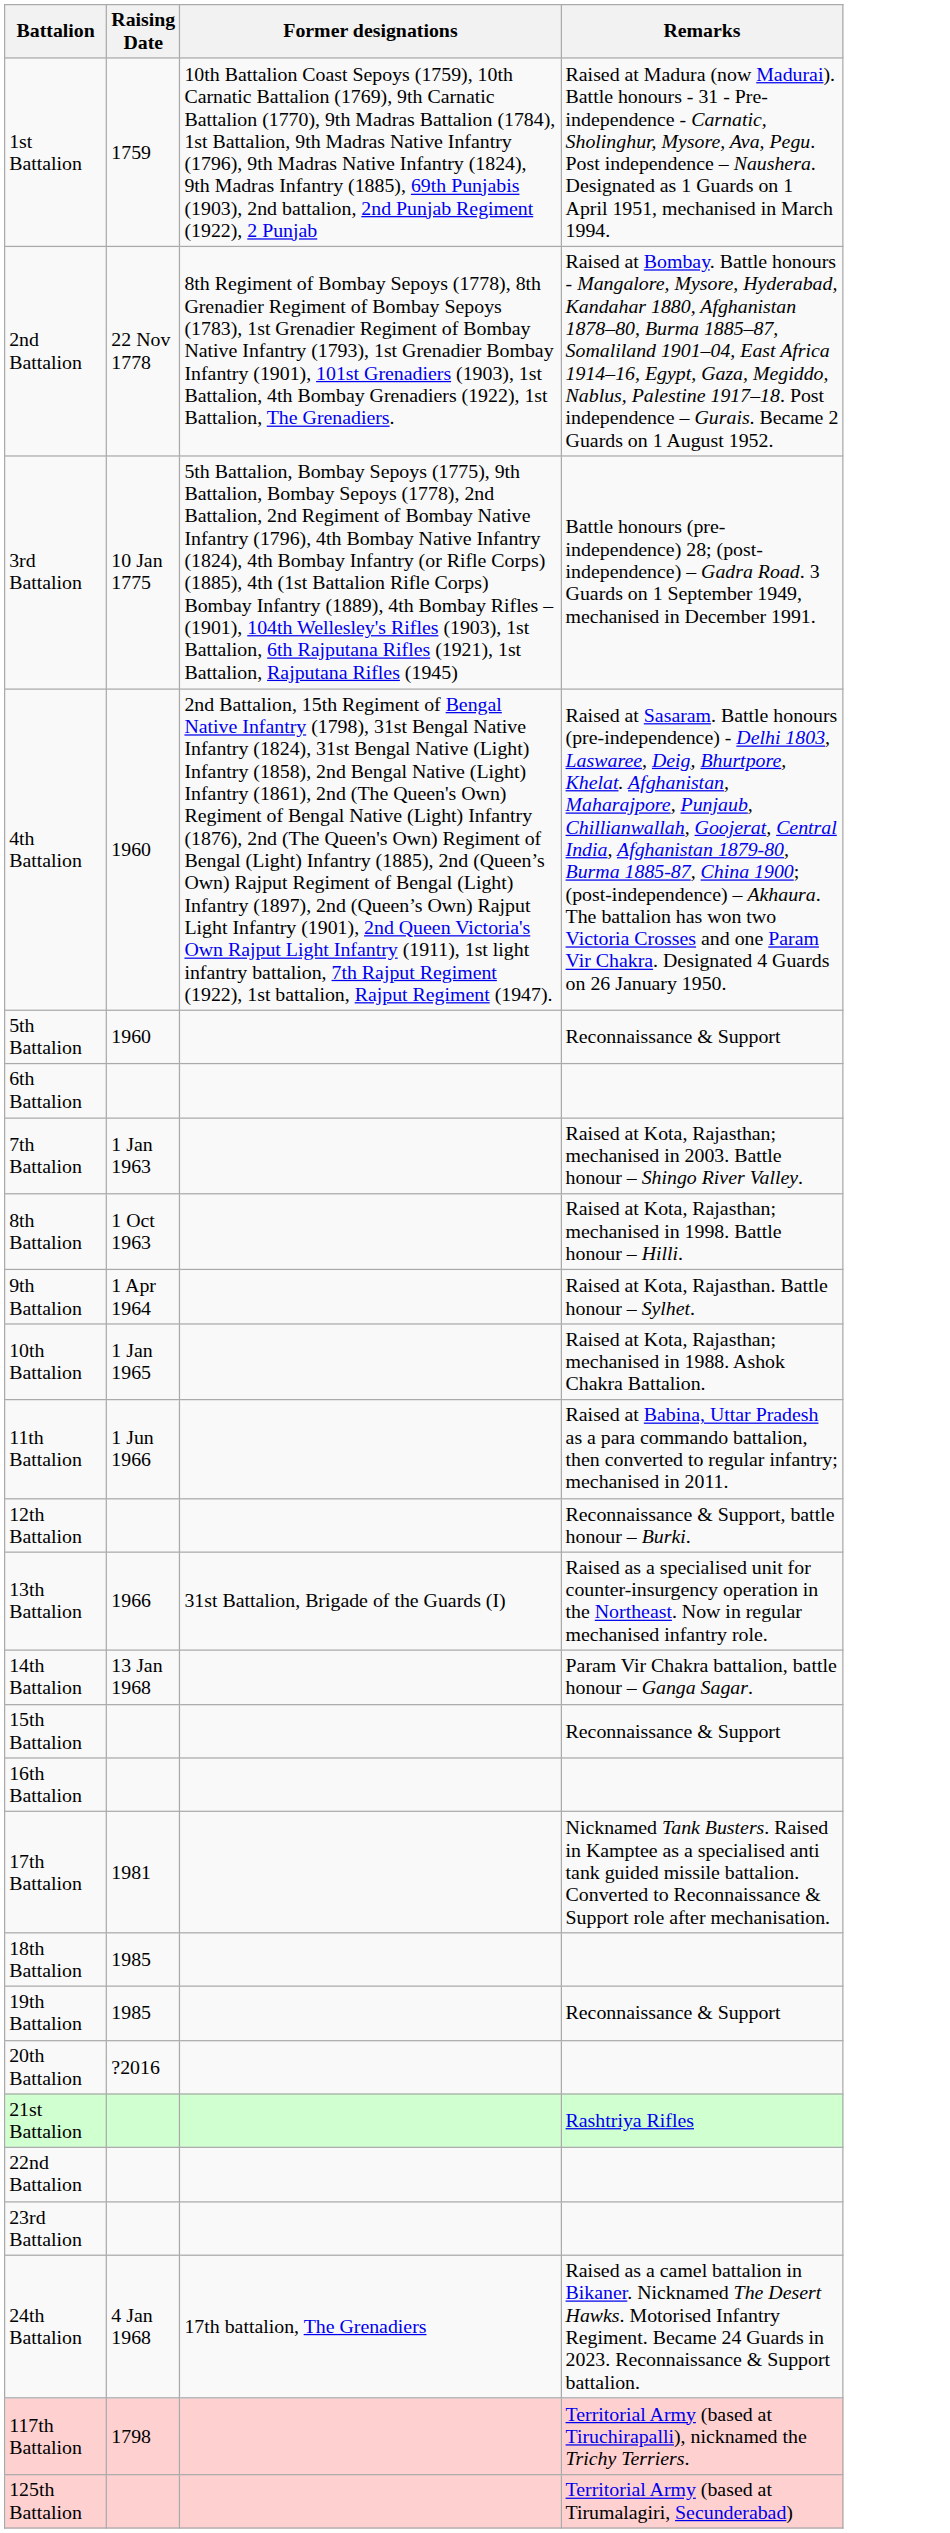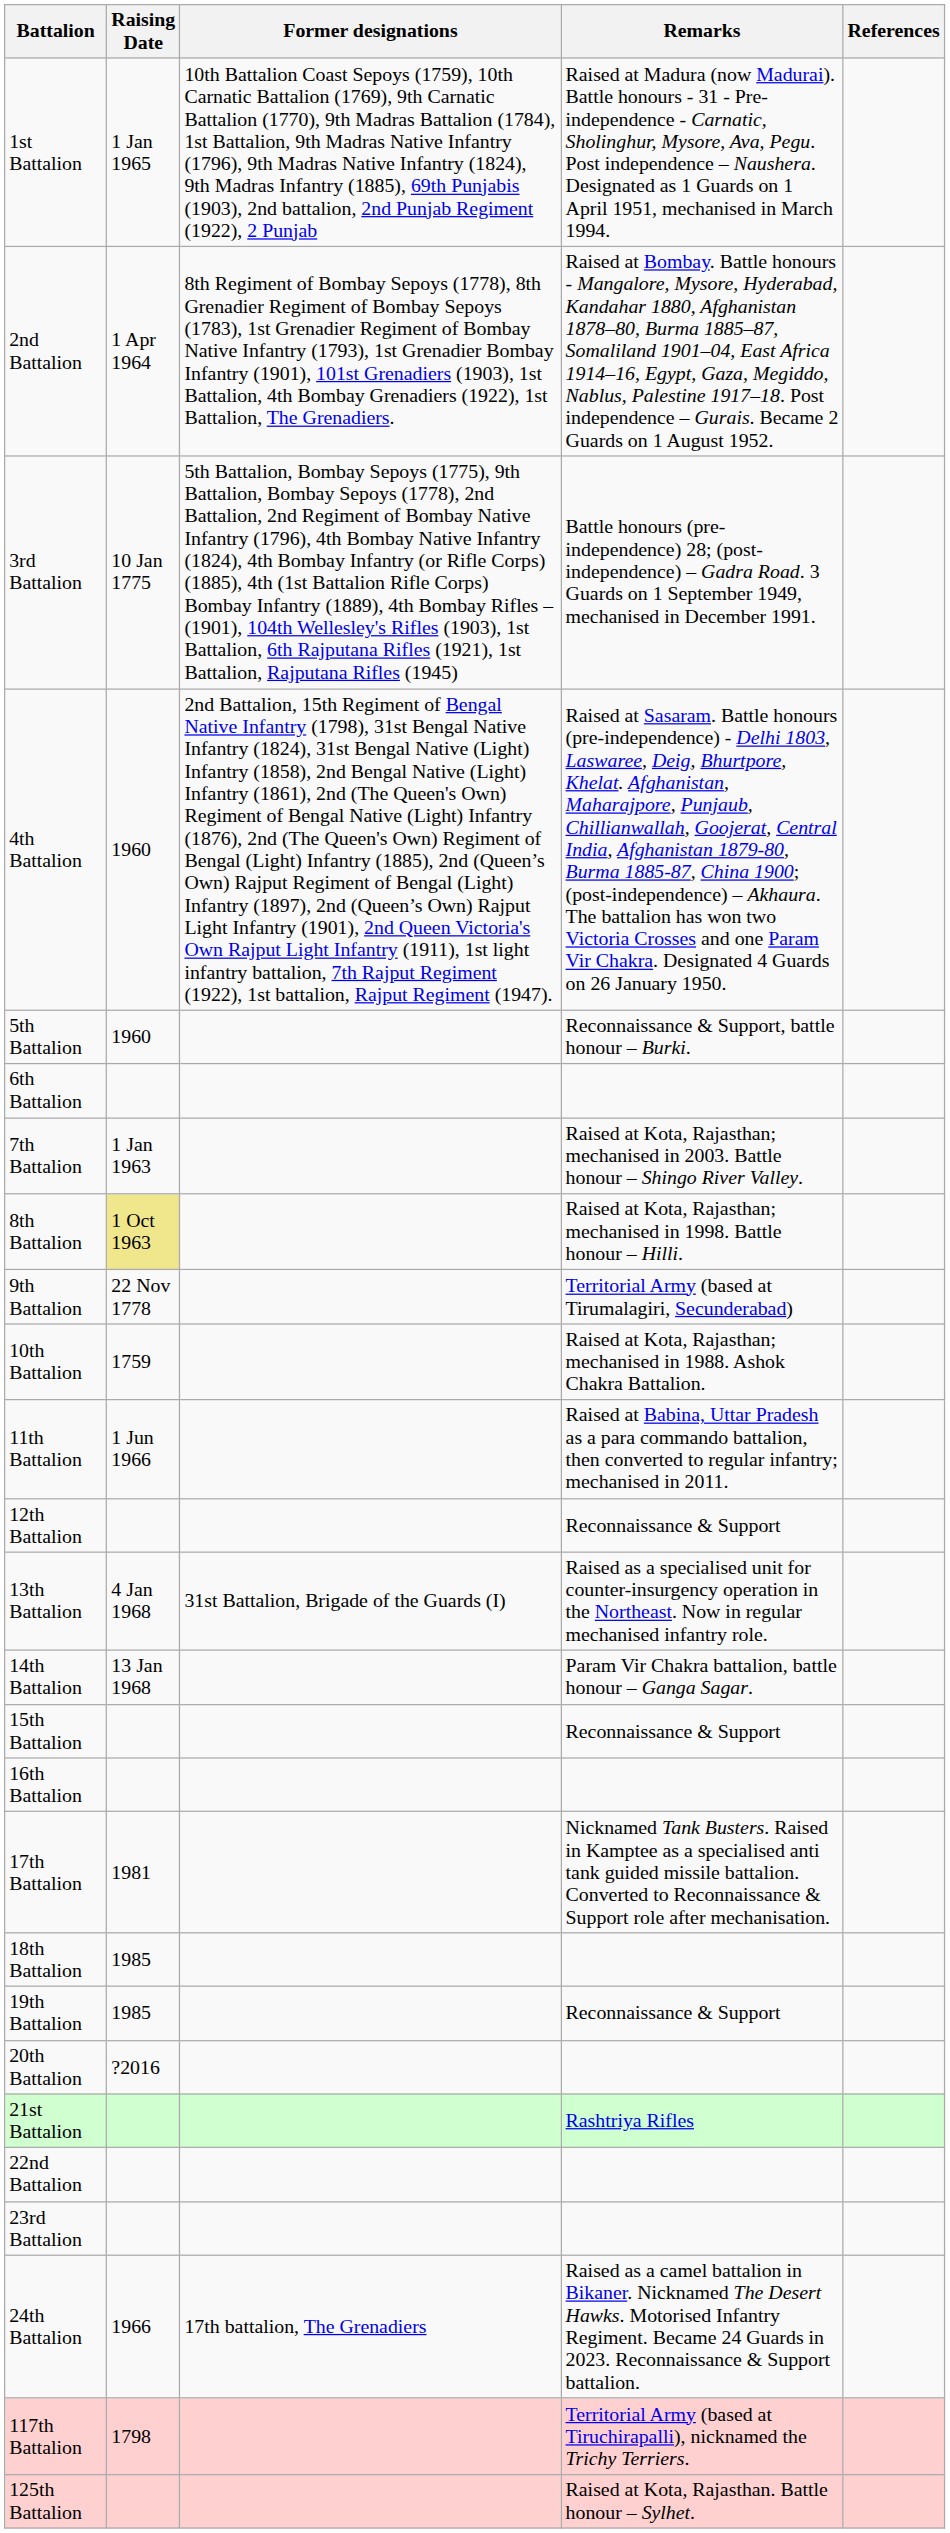+ column: (894, 31)
(131, 152) 1759 -> (132, 152) 1 Jan 1965
(141, 351) 22 Nov 1778 -> (134, 351) 1 Apr 1964
(673, 1036) Reconnaissance & Support -> (700, 1036) Reconnaissance & Support, battle honour – Burki.
(133, 1231) no background -> (133, 1231) khaki background
(134, 1296) 1 Apr 1964 -> (141, 1296) 22 Nov 1778
(697, 1296) Raised at Kota, Rajasthan. Battle honour – Sylhet. -> (679, 1296) Territorial Army (based at Tirumalagiri, Secunderabad)
(132, 1361) 1 Jan 1965 -> (131, 1361) 1759
(700, 1524) Reconnaissance & Support, battle honour – Burki. -> (673, 1524) Reconnaissance & Support
(131, 1601) 1966 -> (132, 1601) 4 Jan 1968
(132, 2326) 4 Jan 1968 -> (131, 2326) 1966
(679, 2501) Territorial Army (based at Tirumalagiri, Secunderabad) -> (697, 2501) Raised at Kota, Rajasthan. Battle honour – Sylhet.
